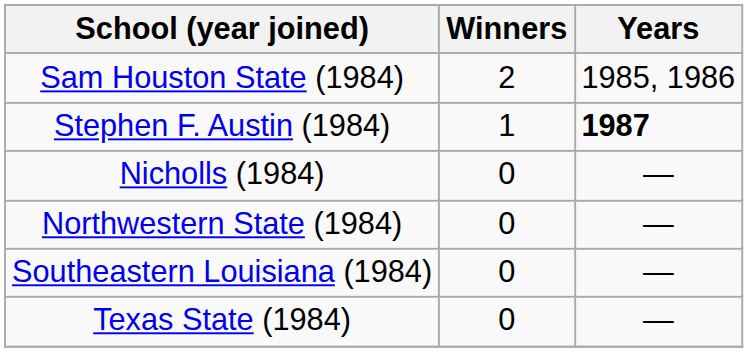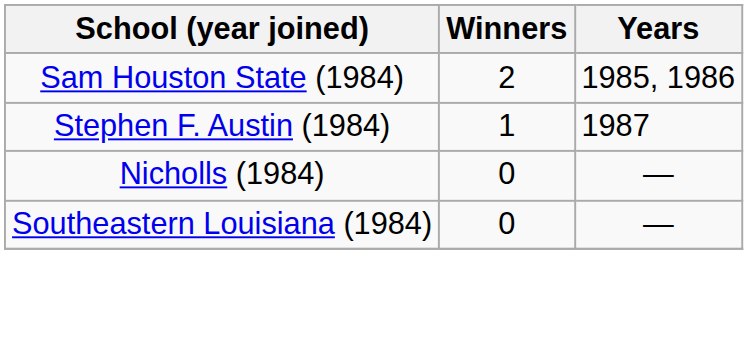(616, 126) bold -> (616, 126) normal
- row: (222, 223)
- row: (222, 321)
